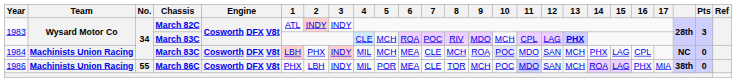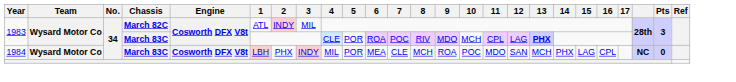(341, 24) INDY -> (308, 24) MIL
(387, 38) MCH -> (353, 38) POR
(82, 52) Machinists Union Racing -> (66, 52) Wysard Motor Co
(387, 52) MCH -> (353, 52) POR
(505, 52) lavender background -> (471, 52) no background
- row: (16, 66)
